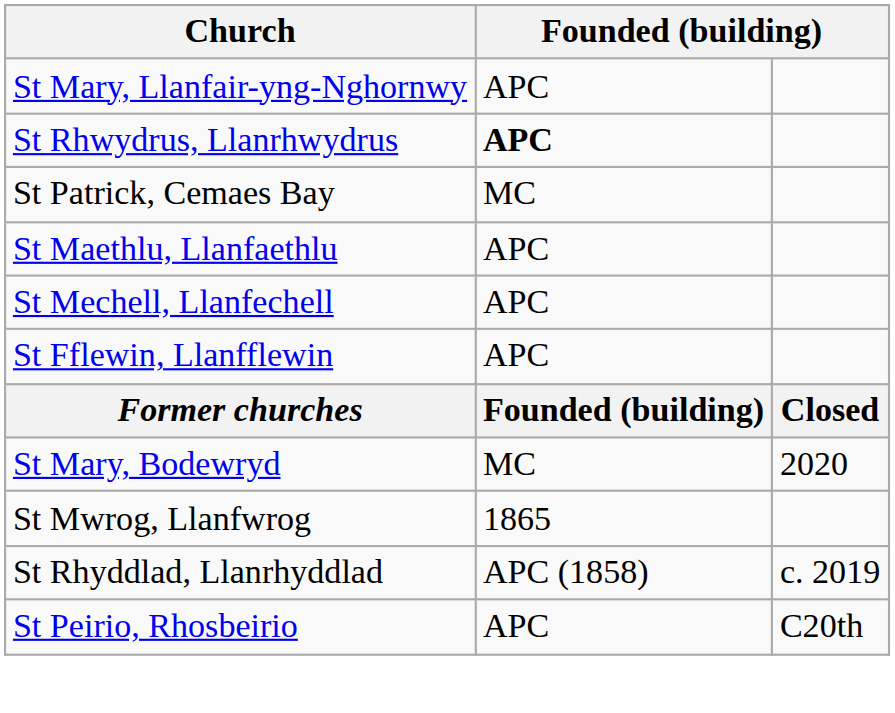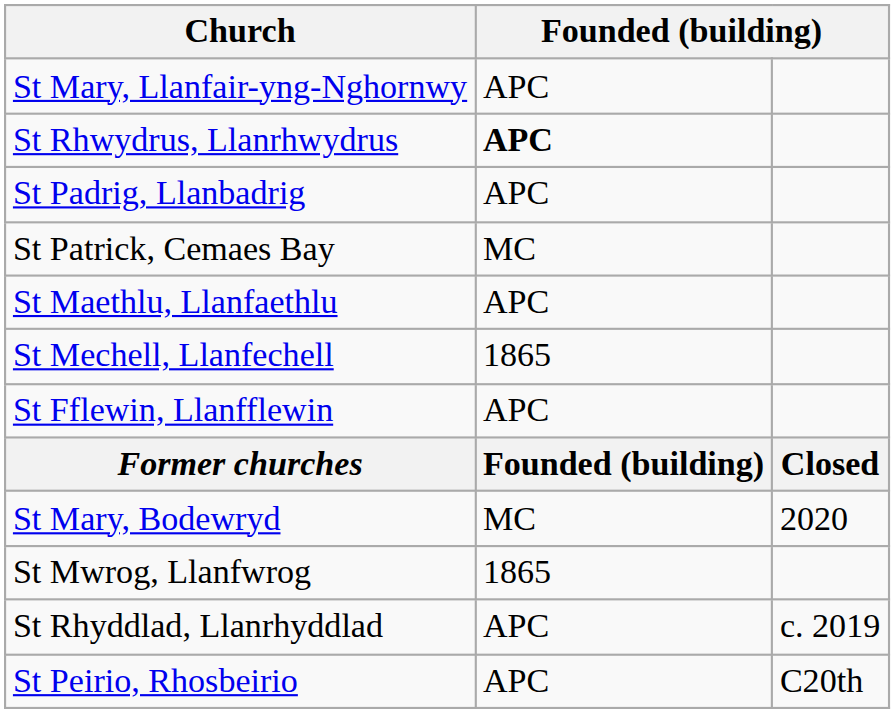+ row: (159, 193)
(516, 301) APC -> (517, 355) 1865
(566, 572) APC (1858) -> (516, 626) APC
